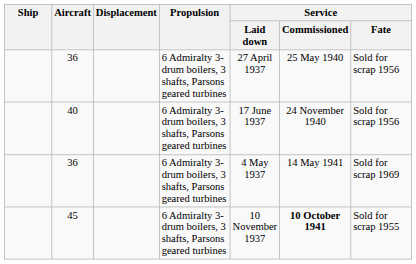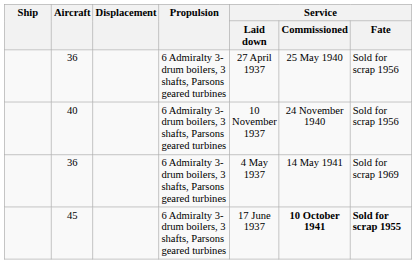(255, 116) 17 June 1937 -> (254, 122) 10 November 1937
(255, 227) 10 November 1937 -> (254, 221) 17 June 1937
(376, 221) normal -> (377, 221) bold
